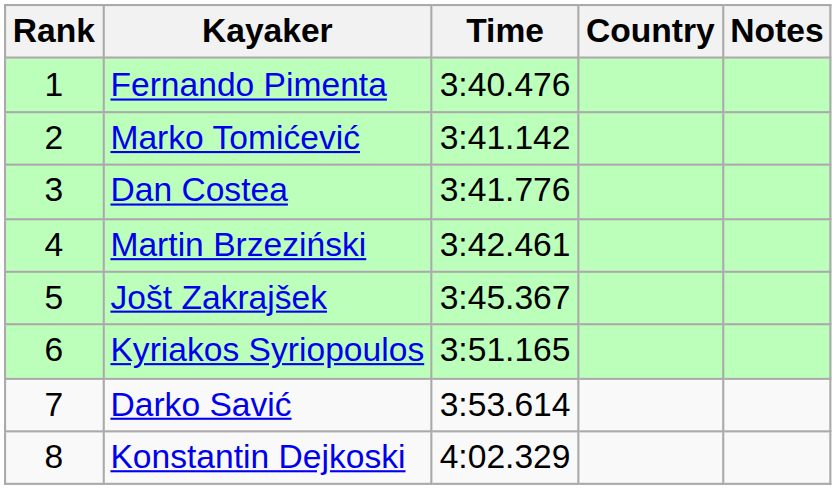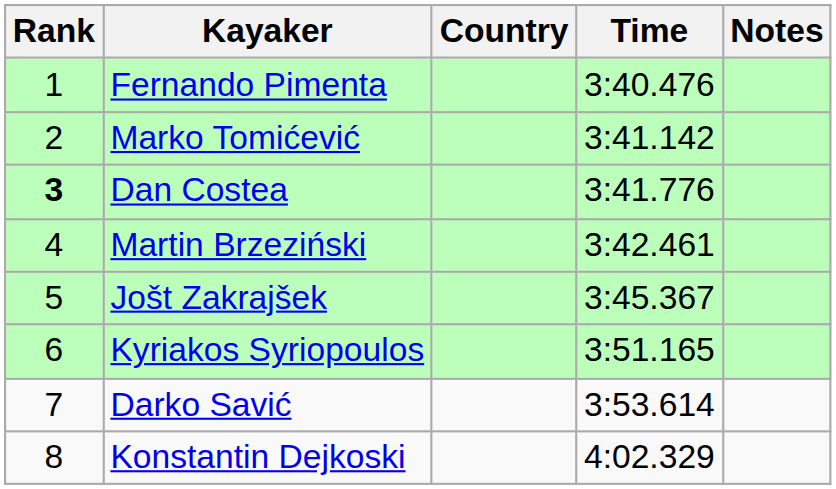columns swapped: (650, 31) <-> (505, 31)
(54, 191) normal -> (54, 191) bold
